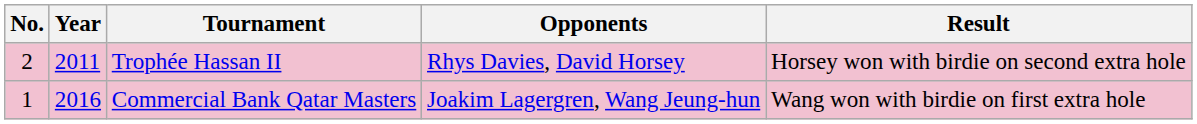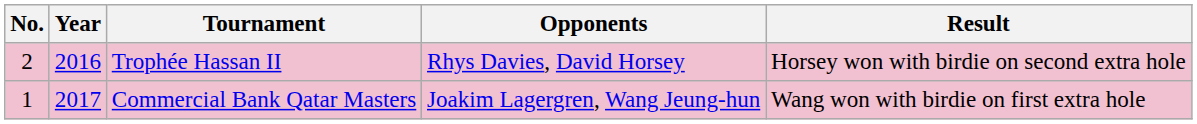(78, 61) 2011 -> (78, 61) 2016
(78, 99) 2016 -> (78, 99) 2017
